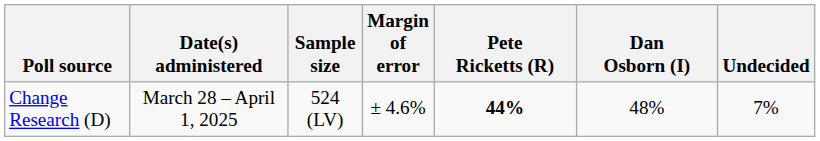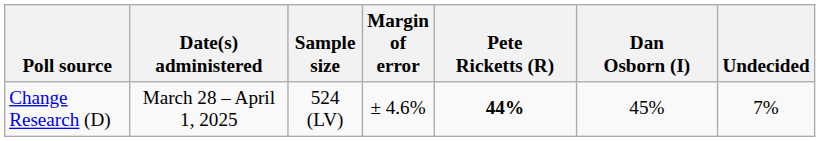(647, 108) 48% -> (647, 108) 45%
